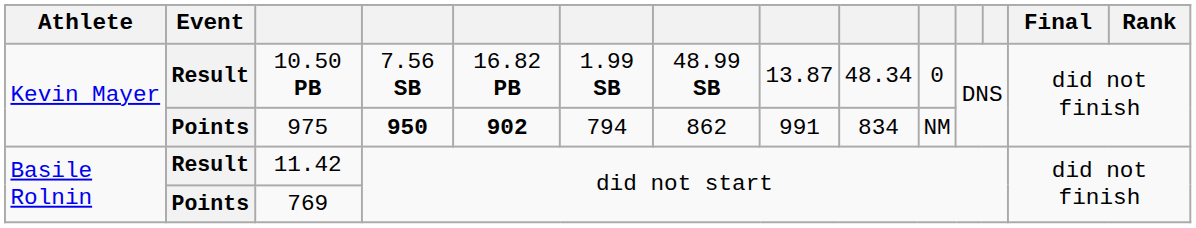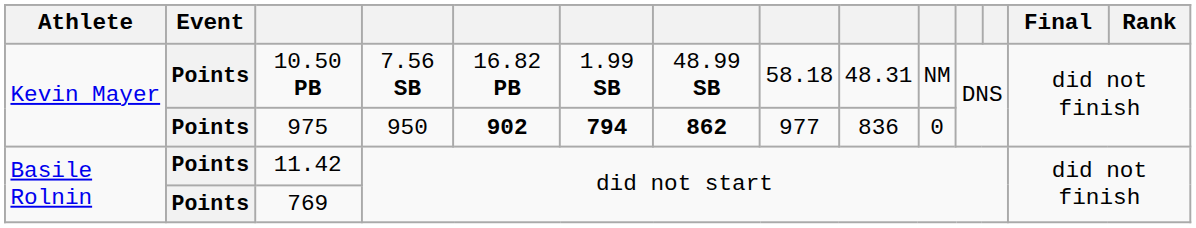(210, 75) Result -> (210, 75) Points
(799, 75) 13.87 -> (799, 75) 58.18
(878, 75) 48.34 -> (878, 75) 48.31
(937, 75) 0 -> (937, 75) NM
(407, 127) bold -> (407, 127) normal
(607, 127) normal -> (607, 127) bold
(707, 127) normal -> (707, 127) bold
(799, 127) 991 -> (799, 127) 977
(878, 127) 834 -> (878, 127) 836
(937, 127) NM -> (937, 127) 0
(210, 165) Result -> (210, 165) Points
